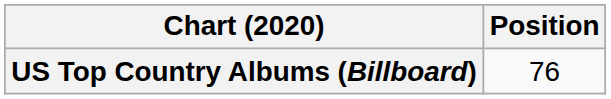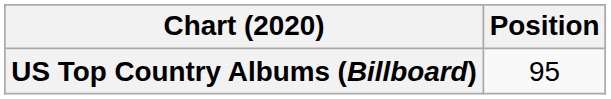(545, 70) 76 -> (545, 70) 95
